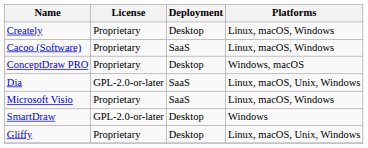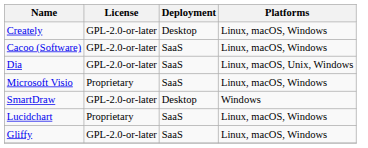(117, 30) Proprietary -> (121, 30) GPL-2.0-or-later
(117, 48) Proprietary -> (121, 48) GPL-2.0-or-later
- row: (48, 65)
+ row: (30, 117)
(117, 134) Proprietary -> (121, 134) GPL-2.0-or-later
(186, 134) Desktop -> (172, 134) SaaS
(294, 134) Linux, macOS, Unix, Windows -> (274, 134) Linux, macOS, Windows
